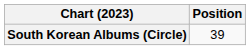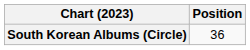(217, 34) 39 -> (217, 34) 36
